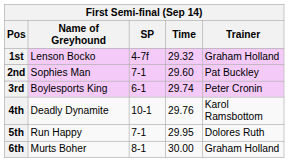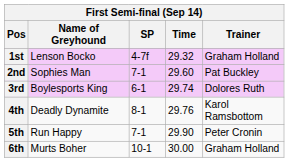(234, 89) Peter Cronin -> (235, 89) Dolores Ruth
(142, 111) 10-1 -> (139, 111) 8-1
(181, 133) 29.95 -> (181, 133) 29.90
(235, 133) Dolores Ruth -> (234, 133) Peter Cronin
(139, 149) 8-1 -> (142, 149) 10-1
